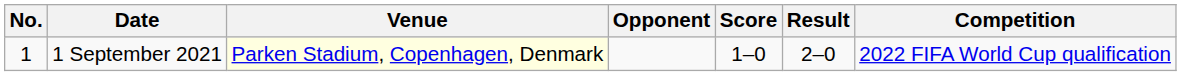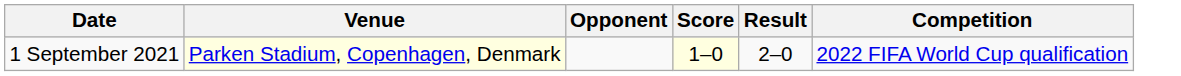- column: (26, 20)
(748, 53) no background -> (706, 53) lightyellow background
